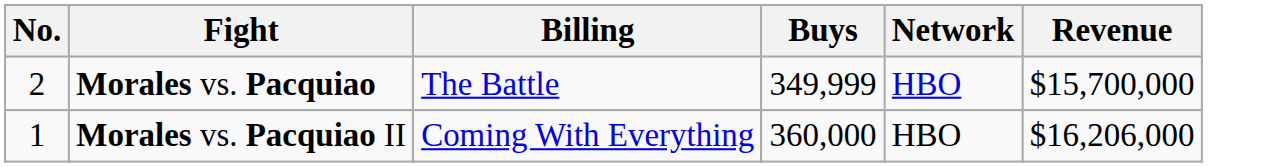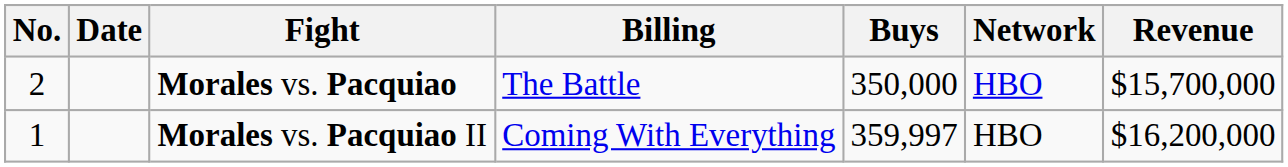+ column: (109, 30)
(823, 82) 349,999 -> (904, 82) 350,000
(823, 135) 360,000 -> (904, 135) 359,997
(1112, 135) $16,206,000 -> (1193, 135) $16,200,000
